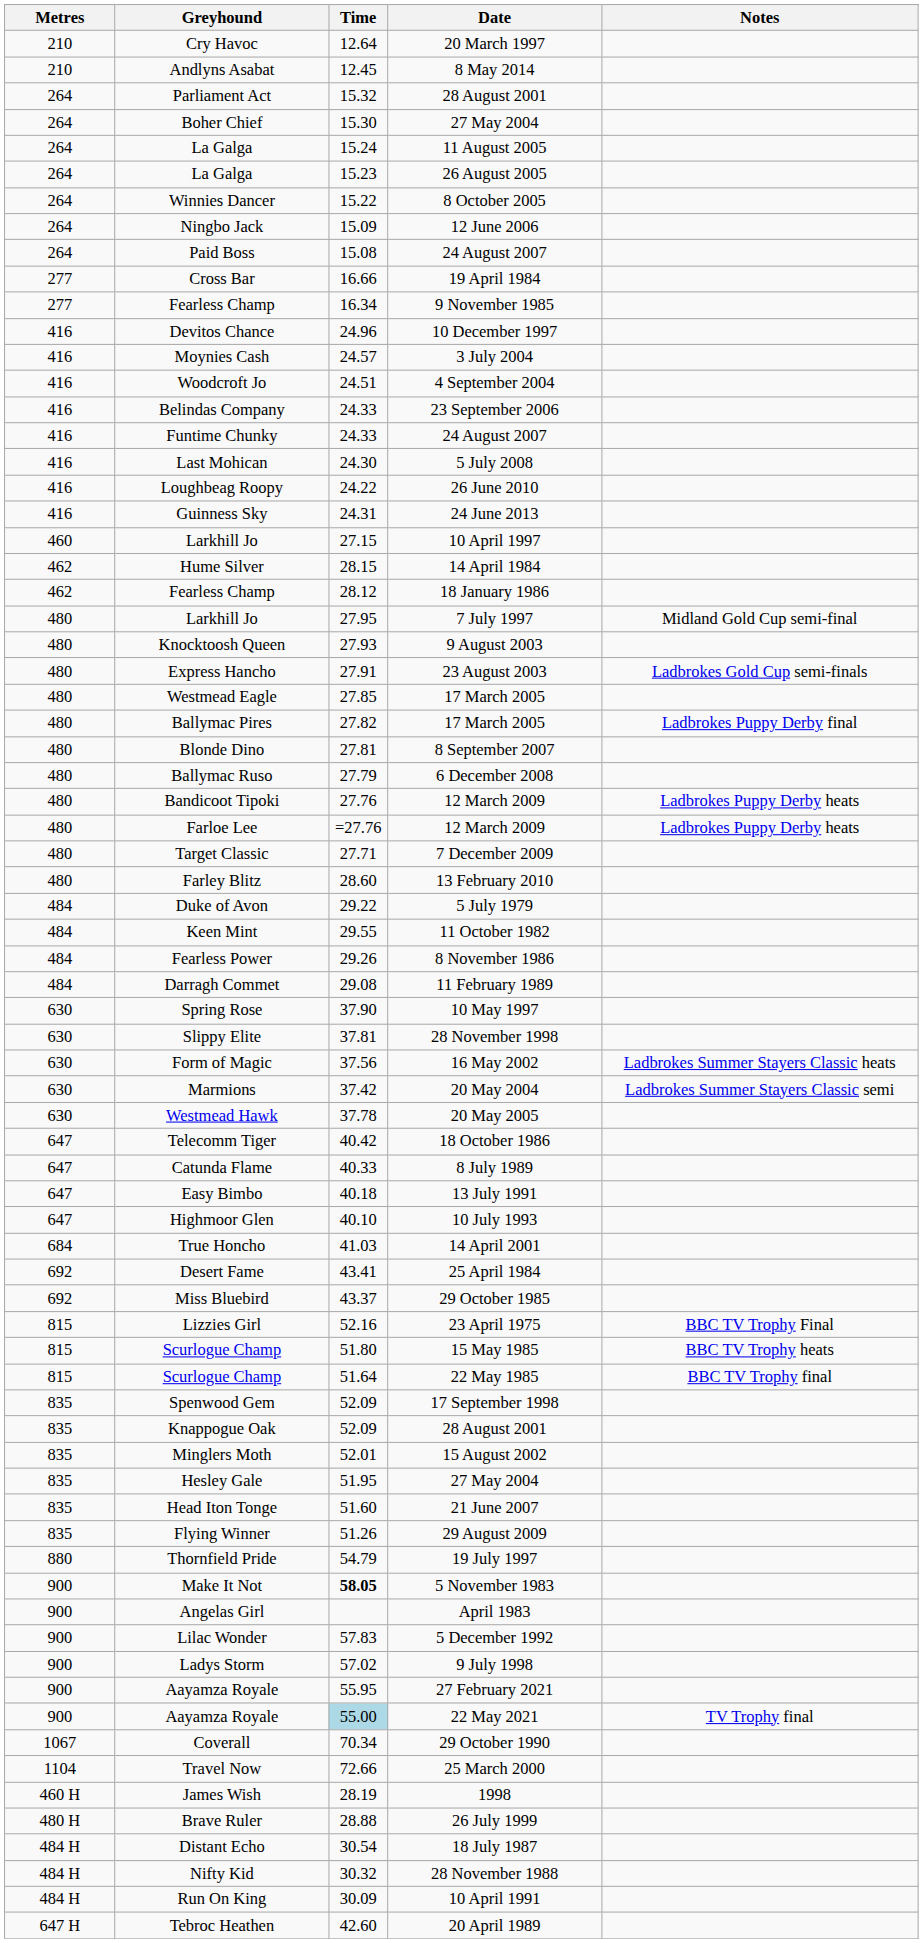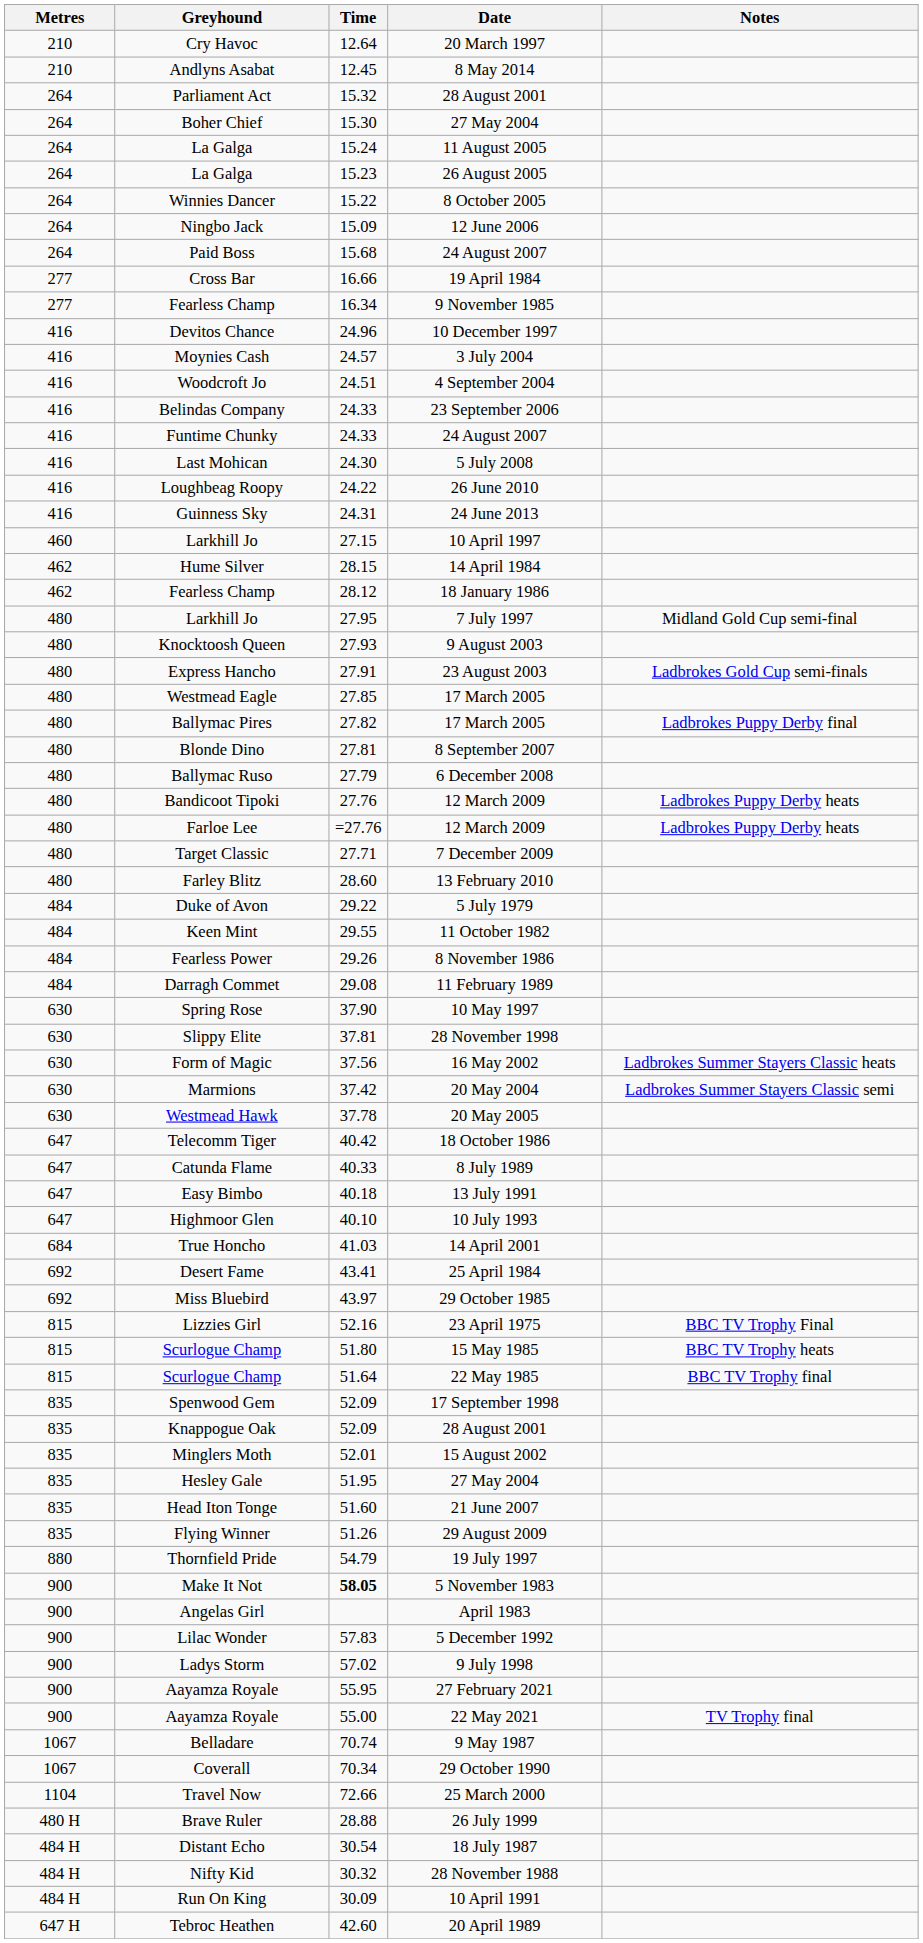(358, 252) 15.08 -> (358, 252) 15.68
(358, 1298) 43.37 -> (358, 1298) 43.97
(358, 1716) lightblue background -> (358, 1716) no background
+ row: (222, 1742)
- row: (222, 1794)
